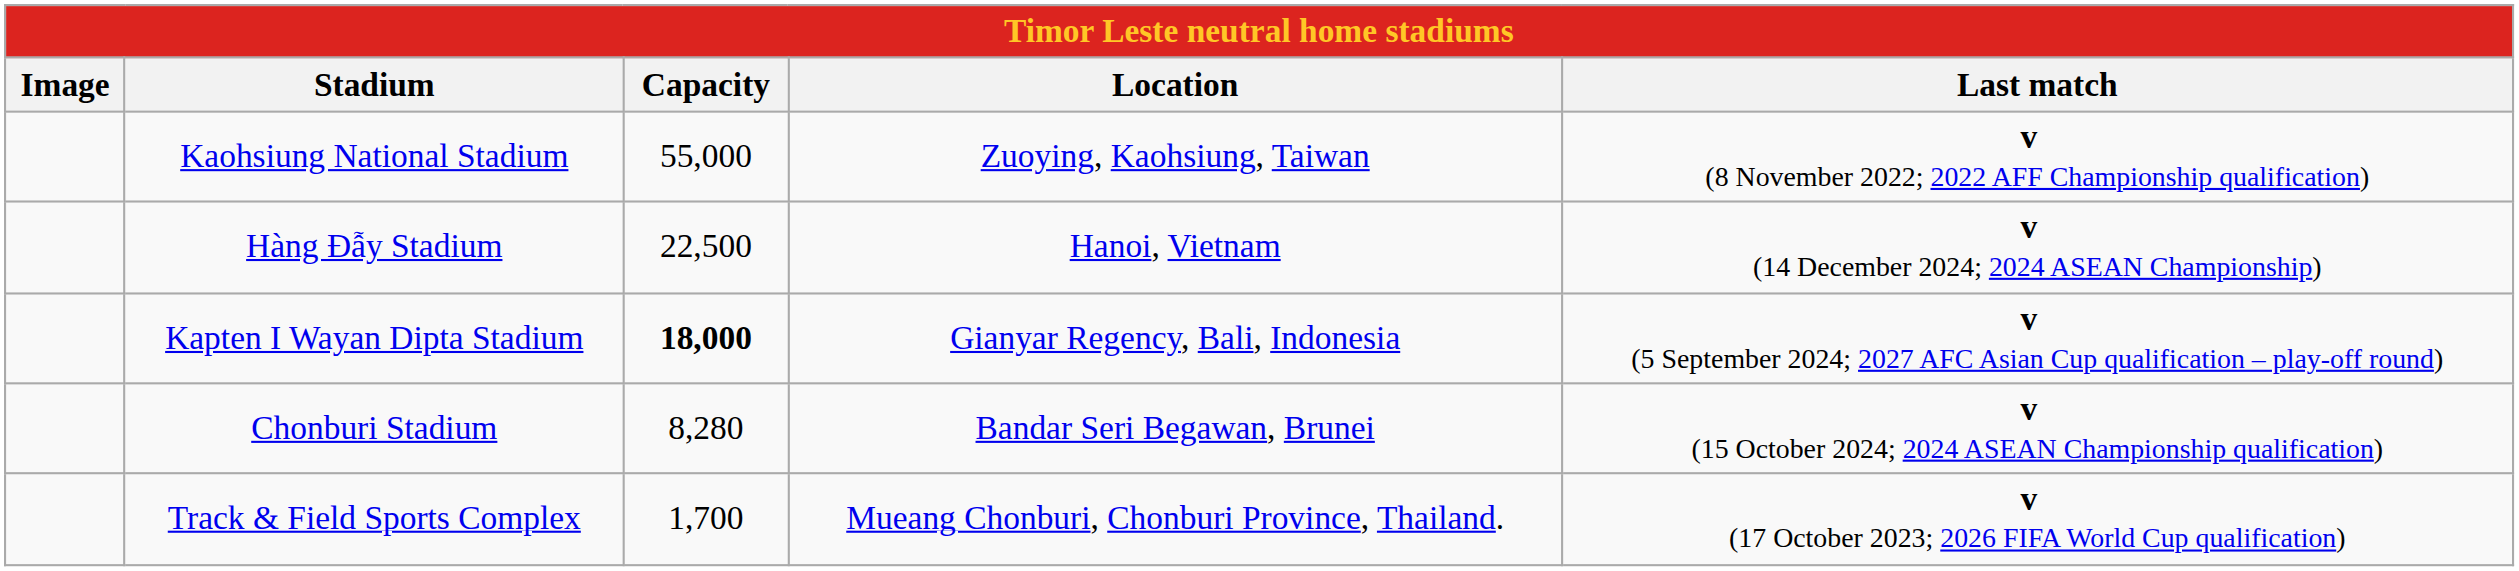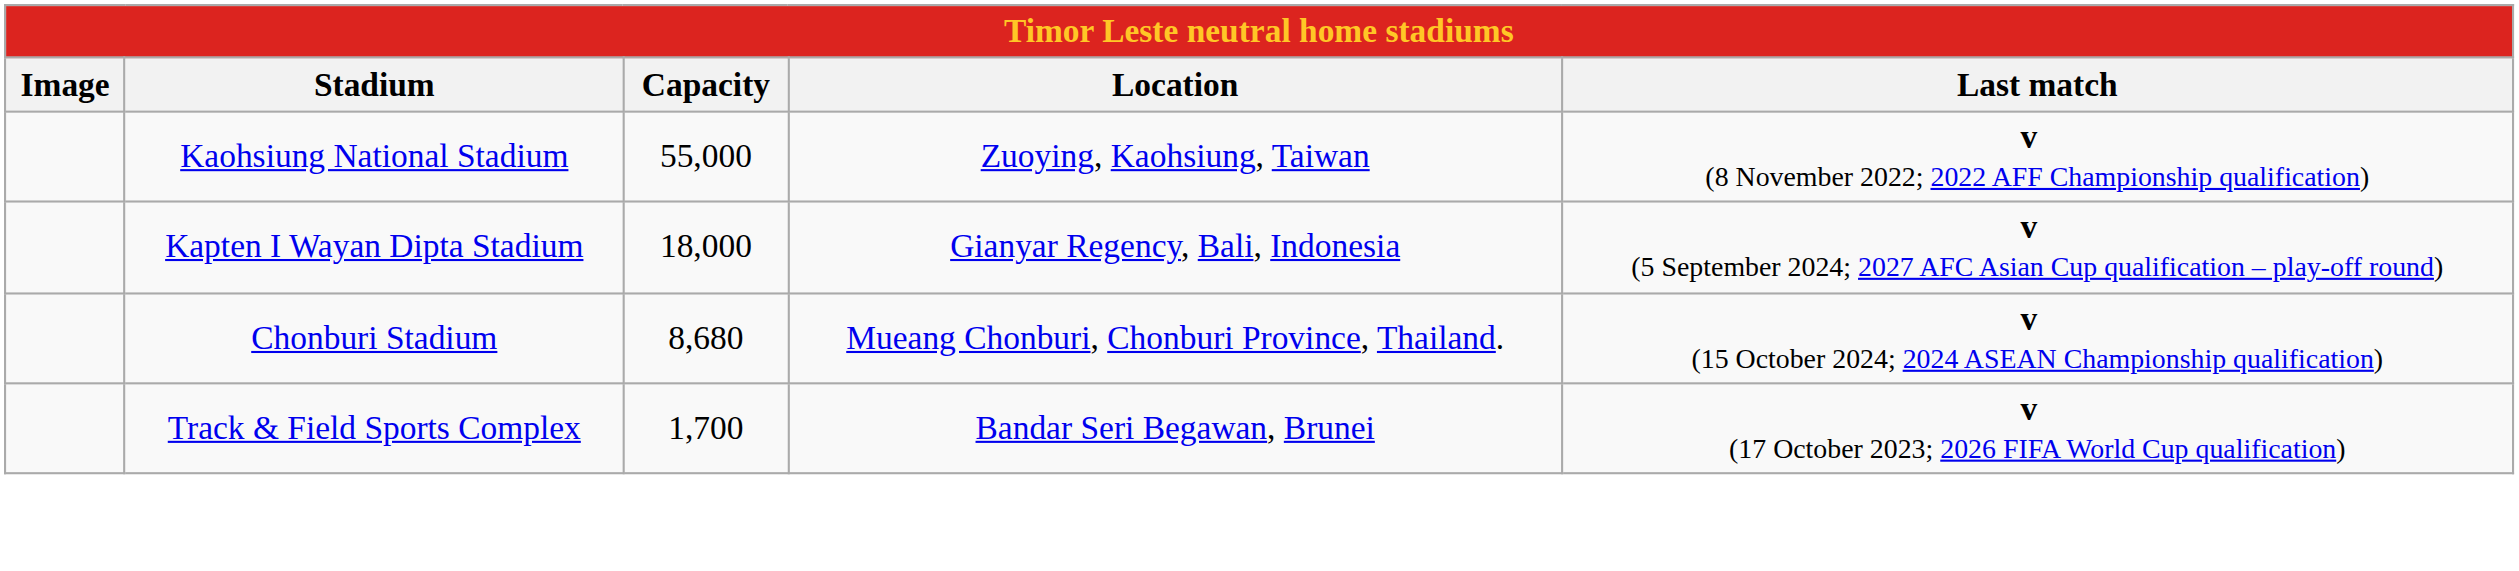- row: (374, 246)
(706, 337) bold -> (706, 246) normal
(706, 427) 8,280 -> (706, 337) 8,680
(1175, 427) Bandar Seri Begawan, Brunei -> (1175, 337) Mueang Chonburi, Chonburi Province, Thailand.
(1175, 518) Mueang Chonburi, Chonburi Province, Thailand. -> (1175, 427) Bandar Seri Begawan, Brunei
